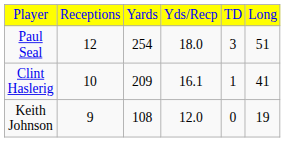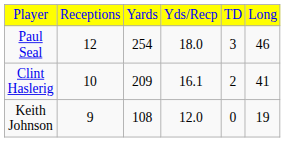(263, 44) 51 -> (263, 44) 46
(233, 81) 1 -> (233, 81) 2
